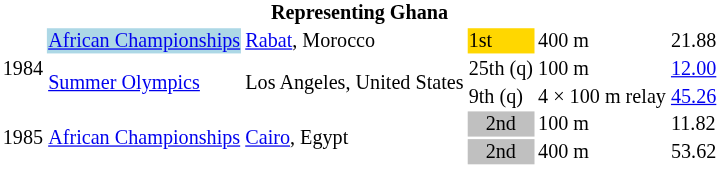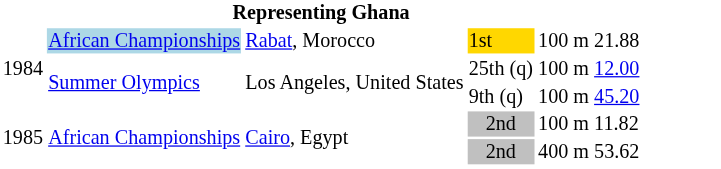(564, 40) 400 m -> (564, 40) 100 m
(602, 96) 4 × 100 m relay -> (564, 96) 100 m
(694, 96) 45.26 -> (617, 96) 45.20
